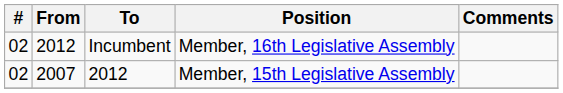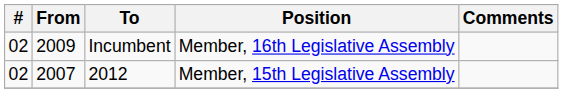(56, 46) 2012 -> (56, 46) 2009
